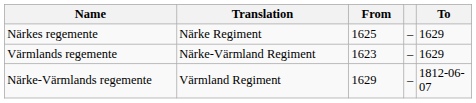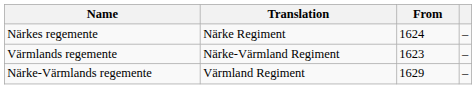- column: (444, 14)
(364, 34) 1625 -> (412, 34) 1624
